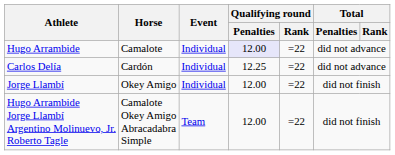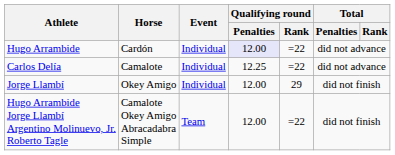(142, 49) Camalote -> (137, 49) Cardón
(137, 67) Cardón -> (142, 67) Camalote
(297, 85) =22 -> (297, 85) 29
